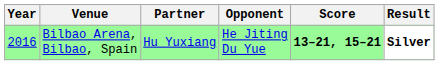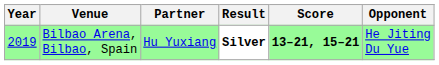columns swapped: (255, 14) <-> (409, 14)
(22, 42) 2016 -> (22, 42) 2019
